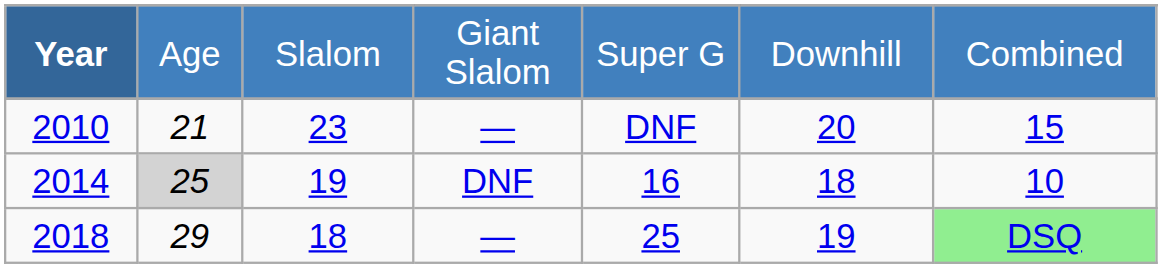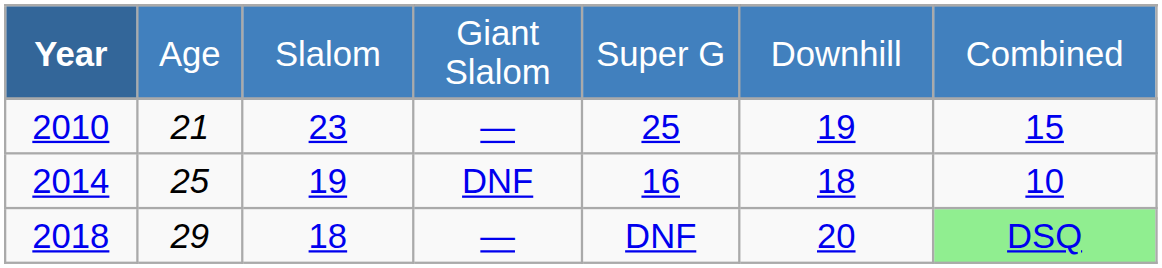(661, 126) DNF -> (661, 126) 25
(836, 126) 20 -> (836, 126) 19
(190, 181) lightgrey background -> (190, 181) no background
(661, 236) 25 -> (661, 236) DNF
(836, 236) 19 -> (836, 236) 20
